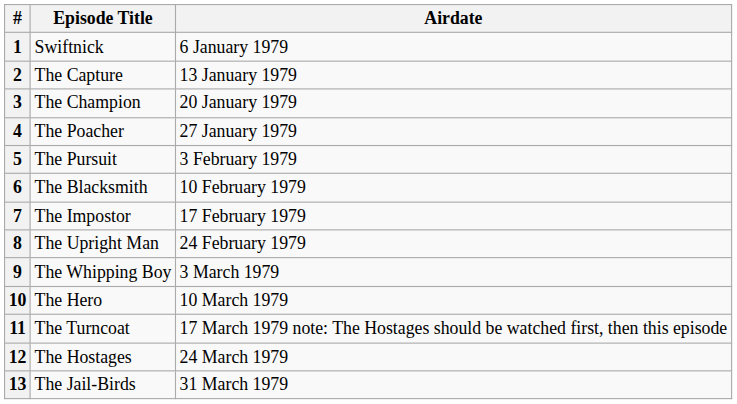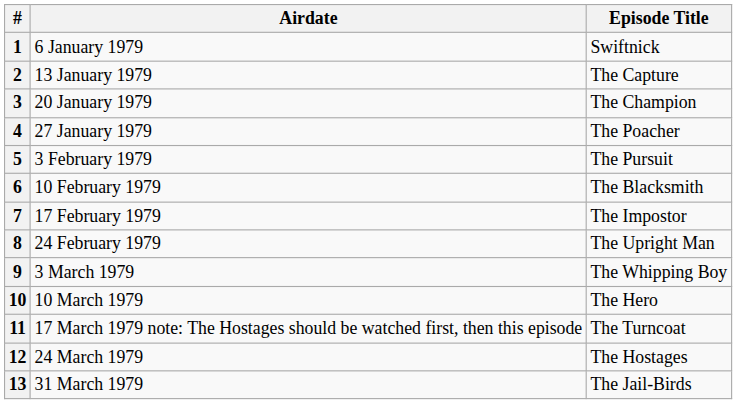columns swapped: (103, 18) <-> (453, 18)
